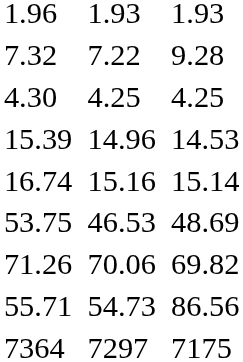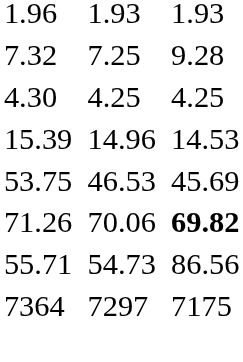(114, 55) 7.22 -> (114, 55) 7.25
- row: (38, 180)
(205, 222) 48.69 -> (205, 180) 45.69
(205, 264) normal -> (205, 222) bold
